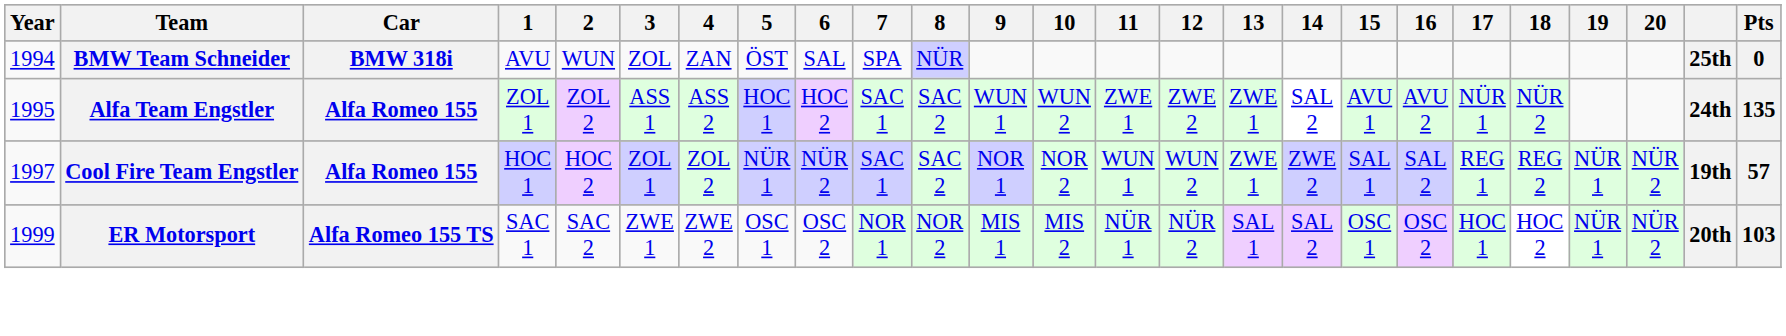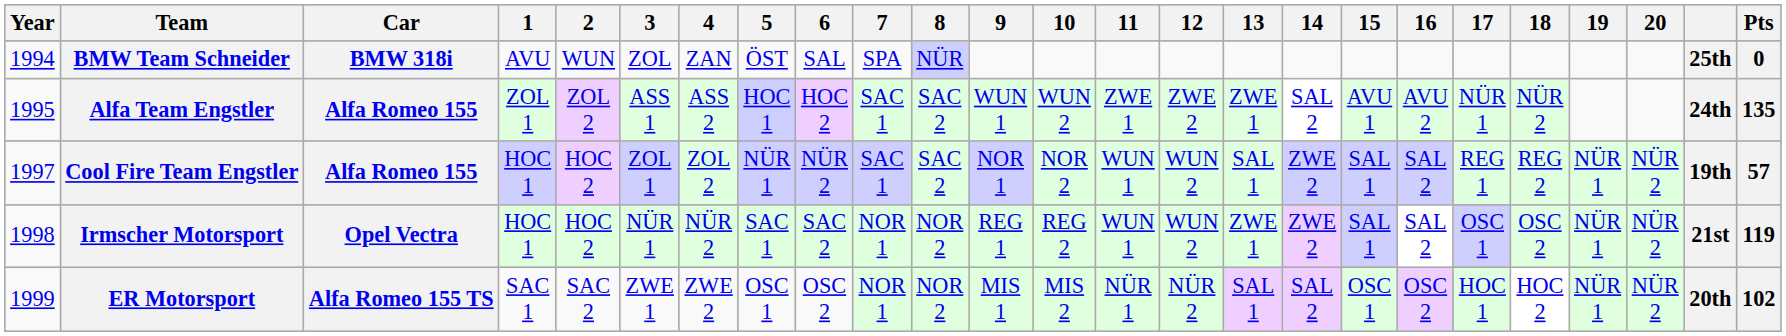(1253, 172) ZWE 1 -> (1253, 172) SAL 1
+ row: (182, 235)
(1759, 235) 103 -> (1759, 298) 102
